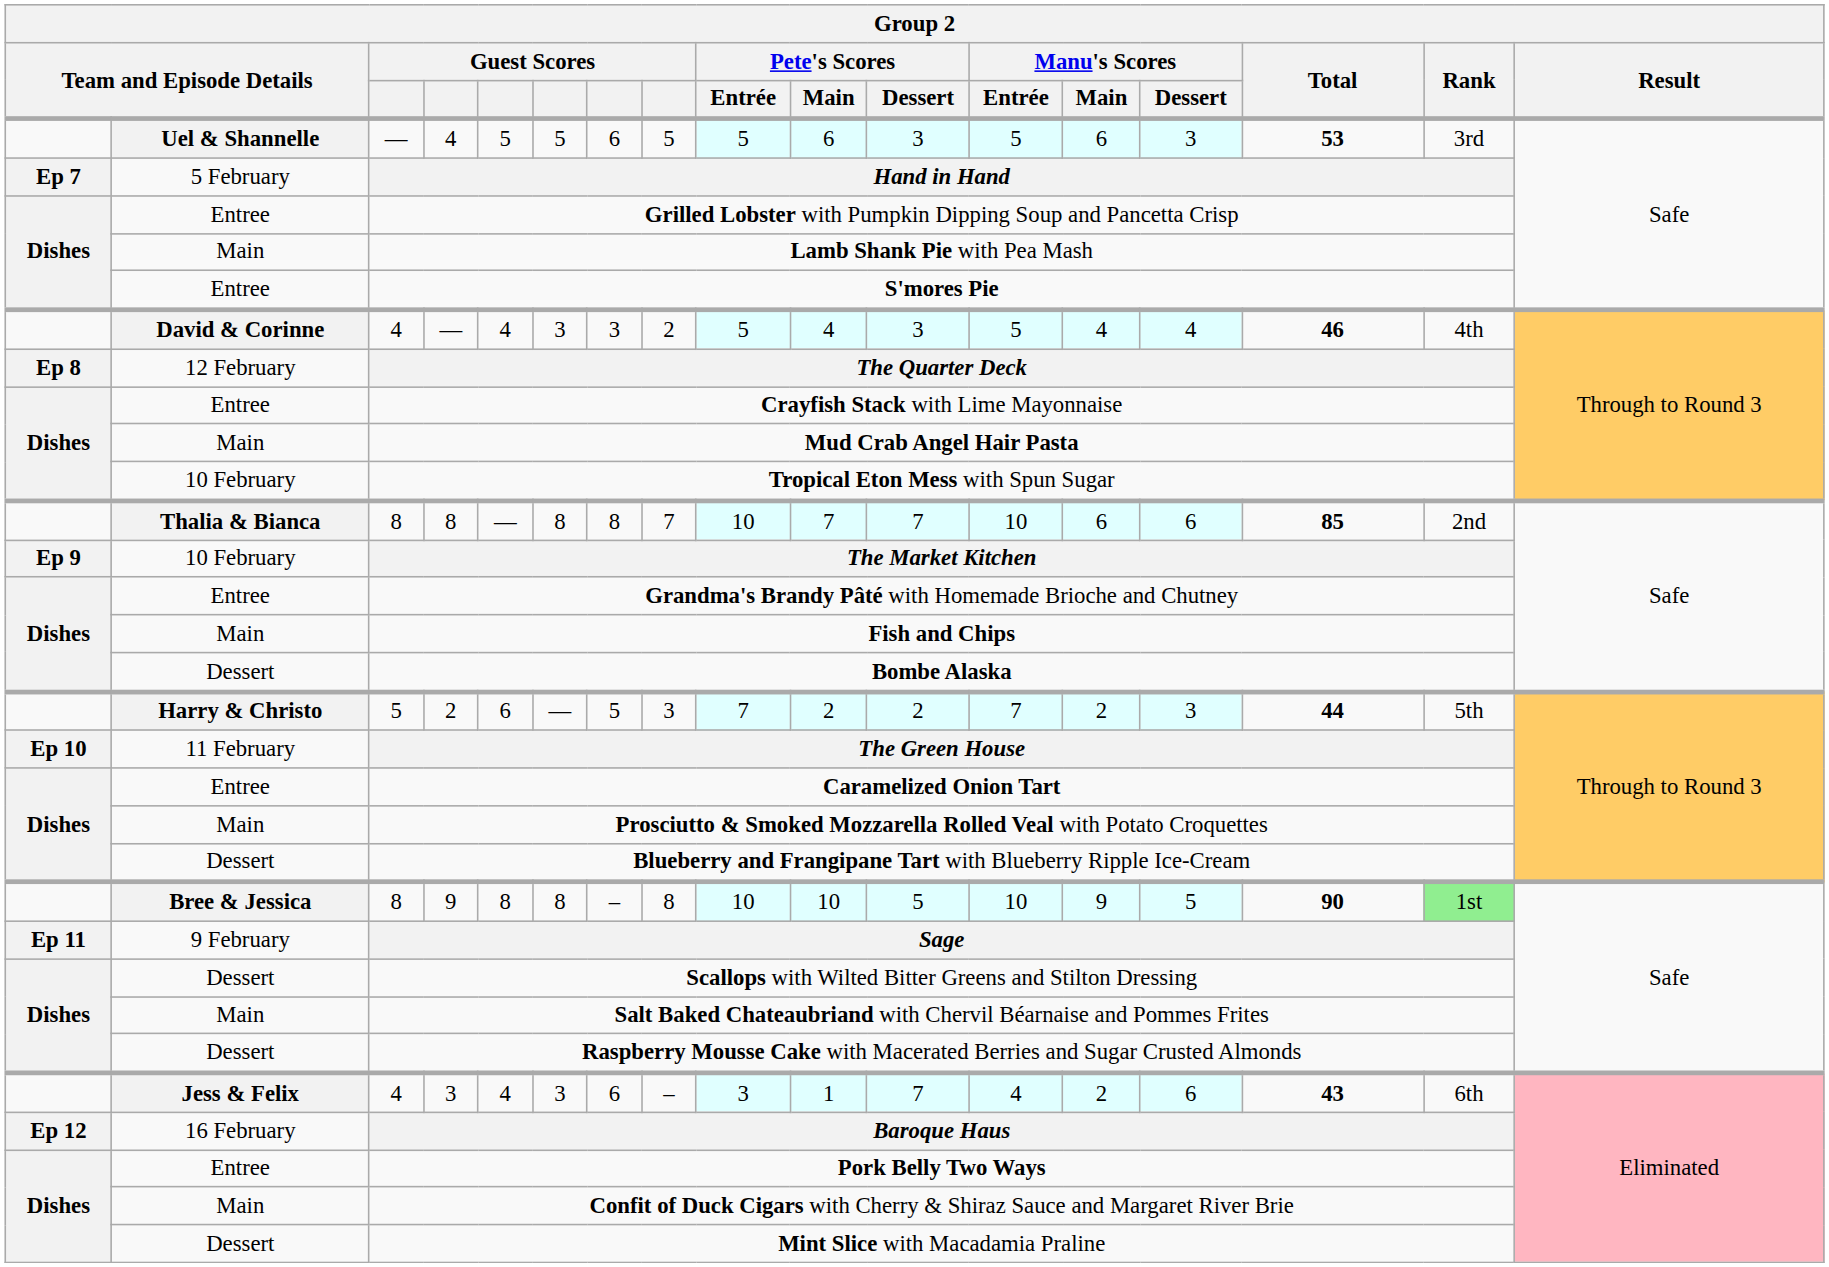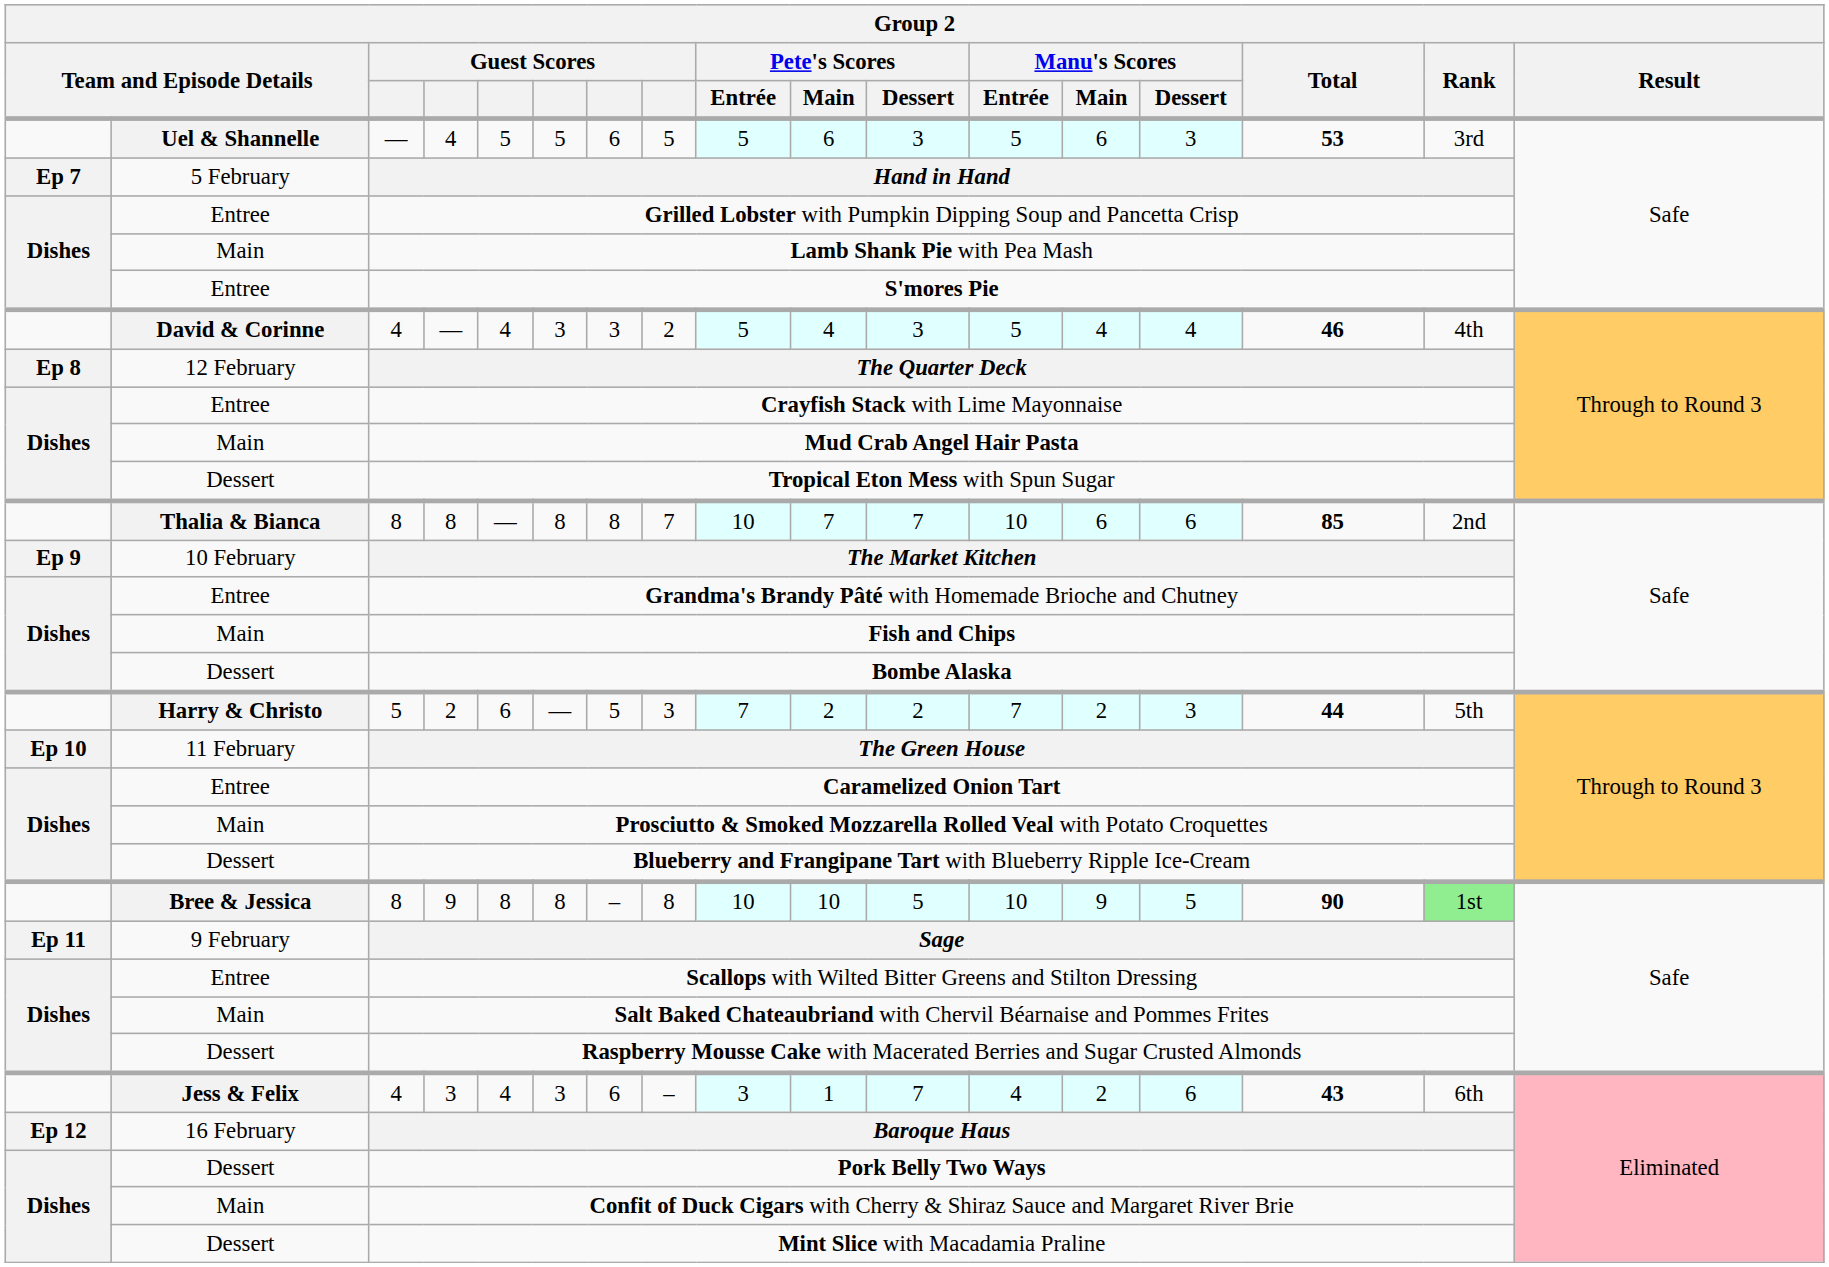(240, 480) 10 February -> (240, 480) Dessert
(240, 977) Dessert -> (240, 977) Entree
(240, 1168) Entree -> (240, 1168) Dessert
